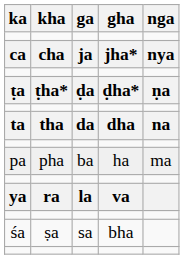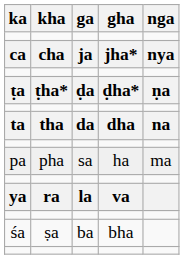(85, 161) ba -> (85, 161) sa
(85, 232) sa -> (85, 232) ba
